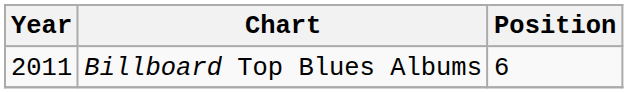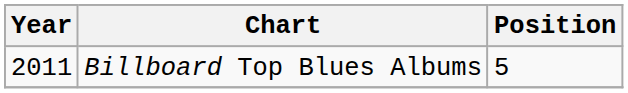(502, 67) 6 -> (502, 67) 5
